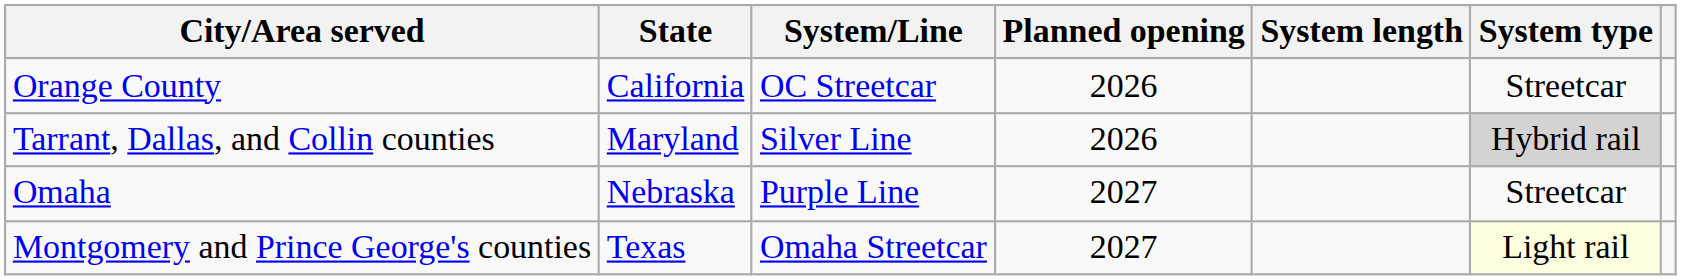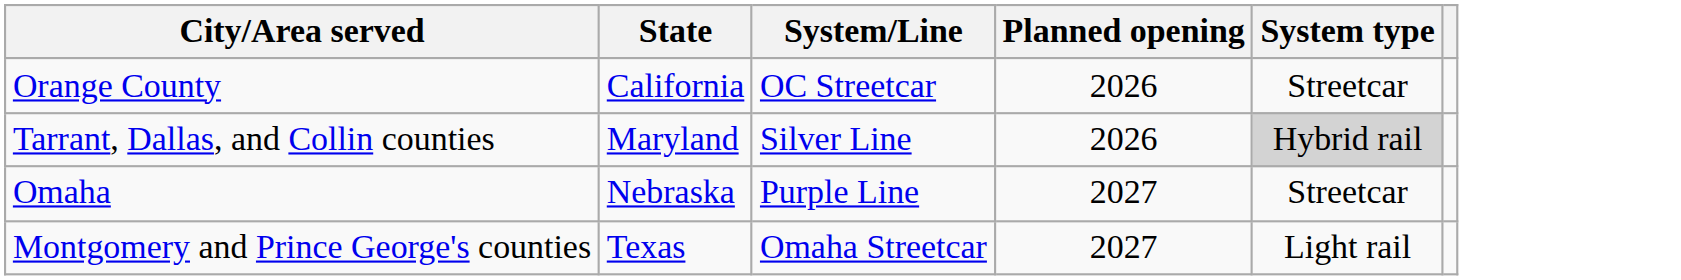- column: (1362, 31)
(1566, 246) lightyellow background -> (1348, 246) no background
